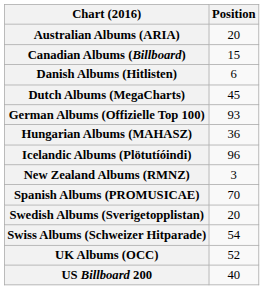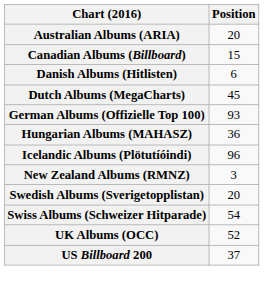- row: (107, 194)
(234, 275) 40 -> (234, 255) 37
